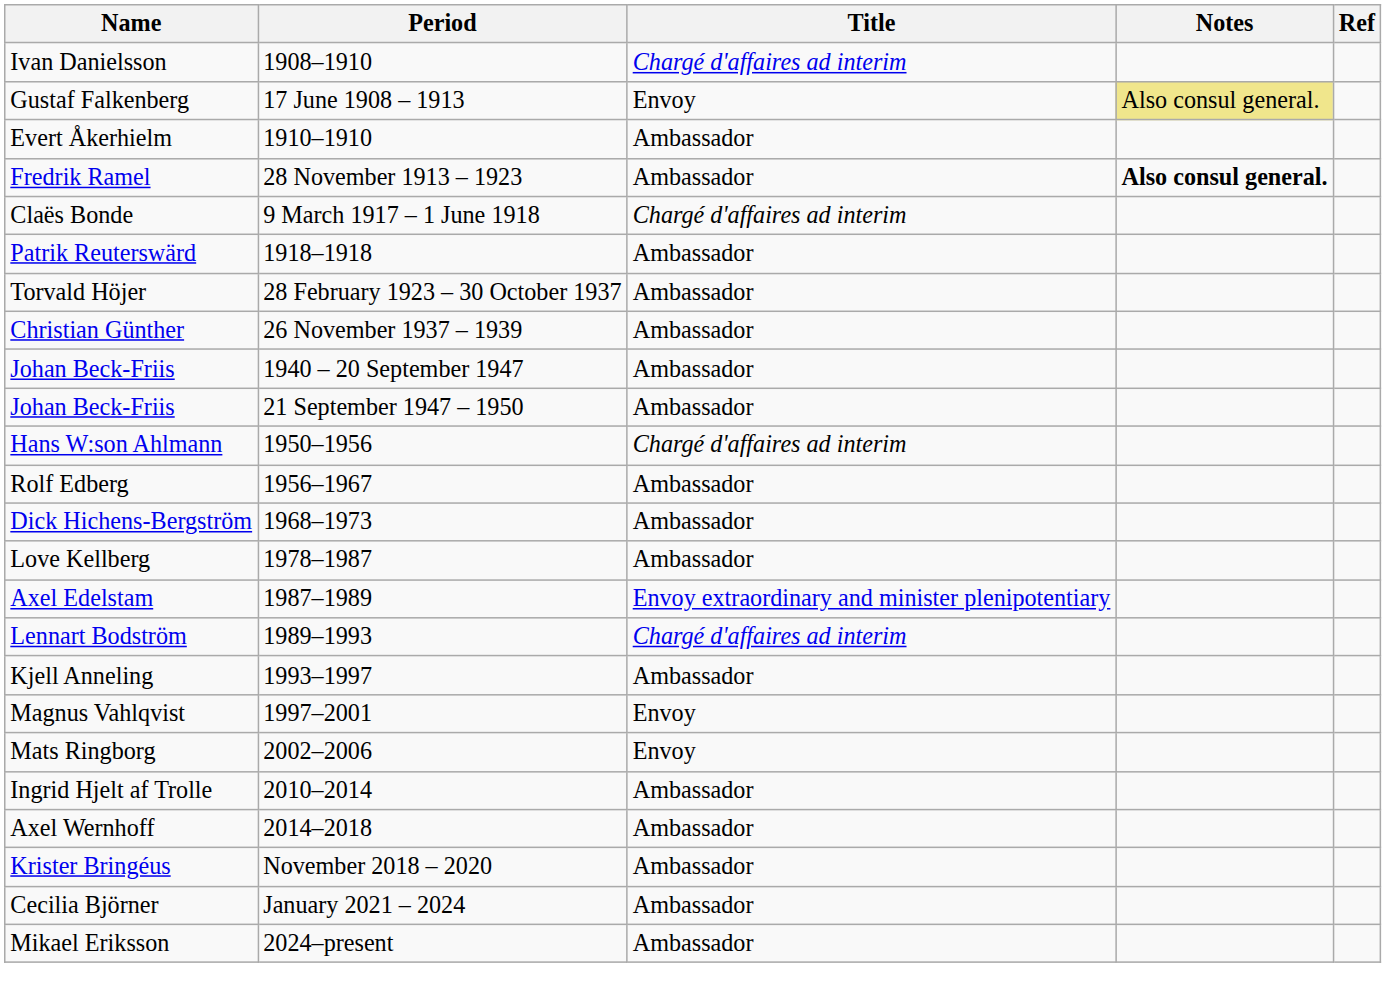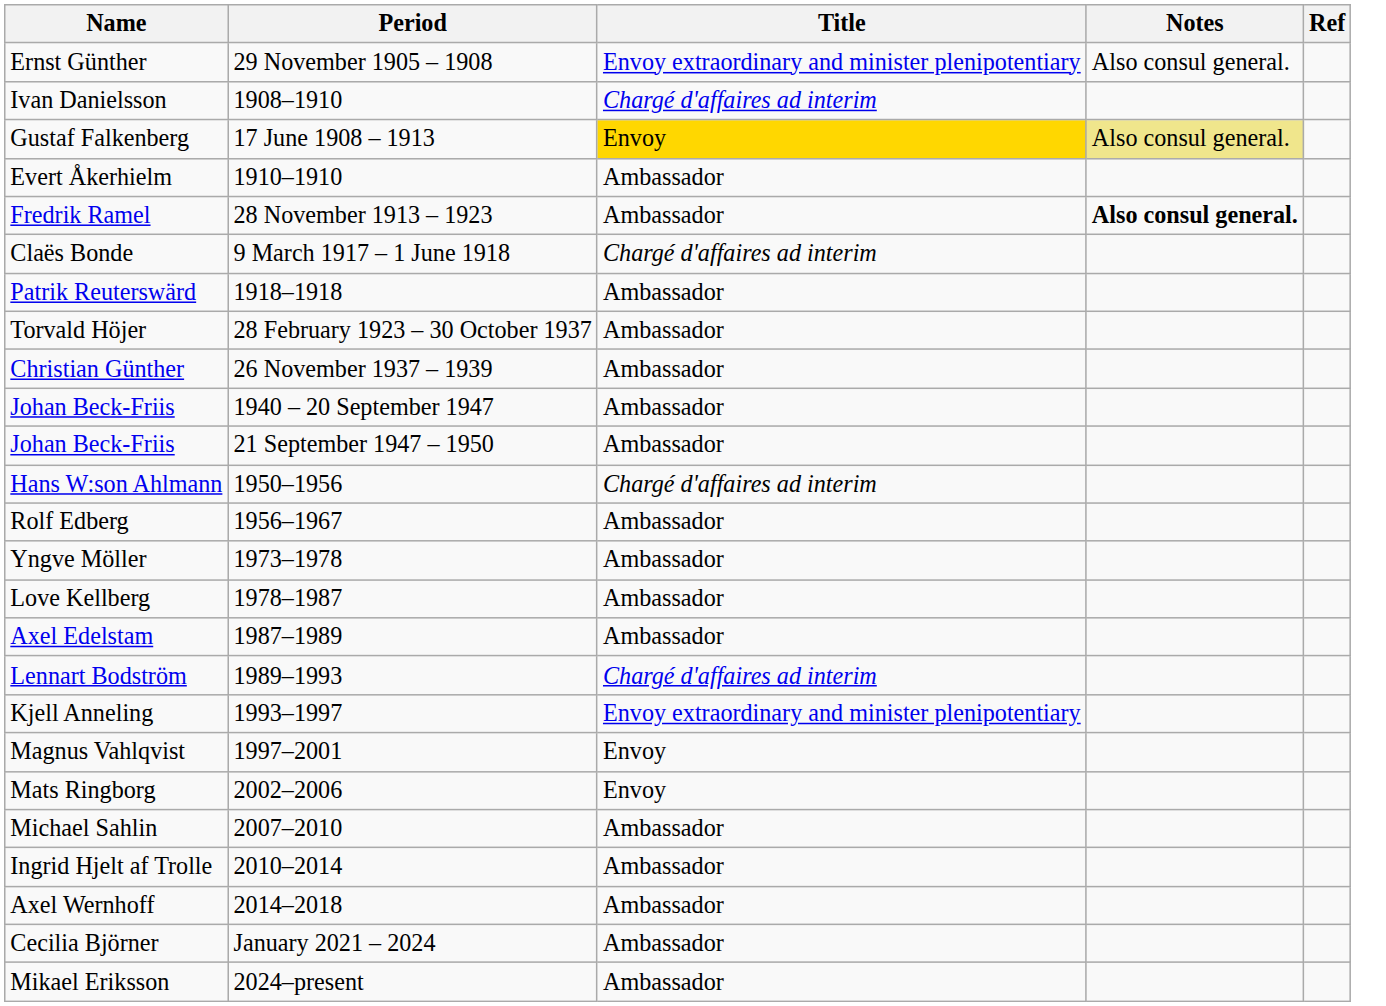+ row: (78, 61)
(664, 100) no background -> (635, 138) gold background
- row: (131, 521)
+ row: (78, 560)
(872, 598) Envoy extraordinary and minister plenipotentiary -> (663, 636) Ambassador
(693, 675) Ambassador -> (842, 713) Envoy extraordinary and minister plenipotentiary
+ row: (84, 828)
- row: (91, 866)
